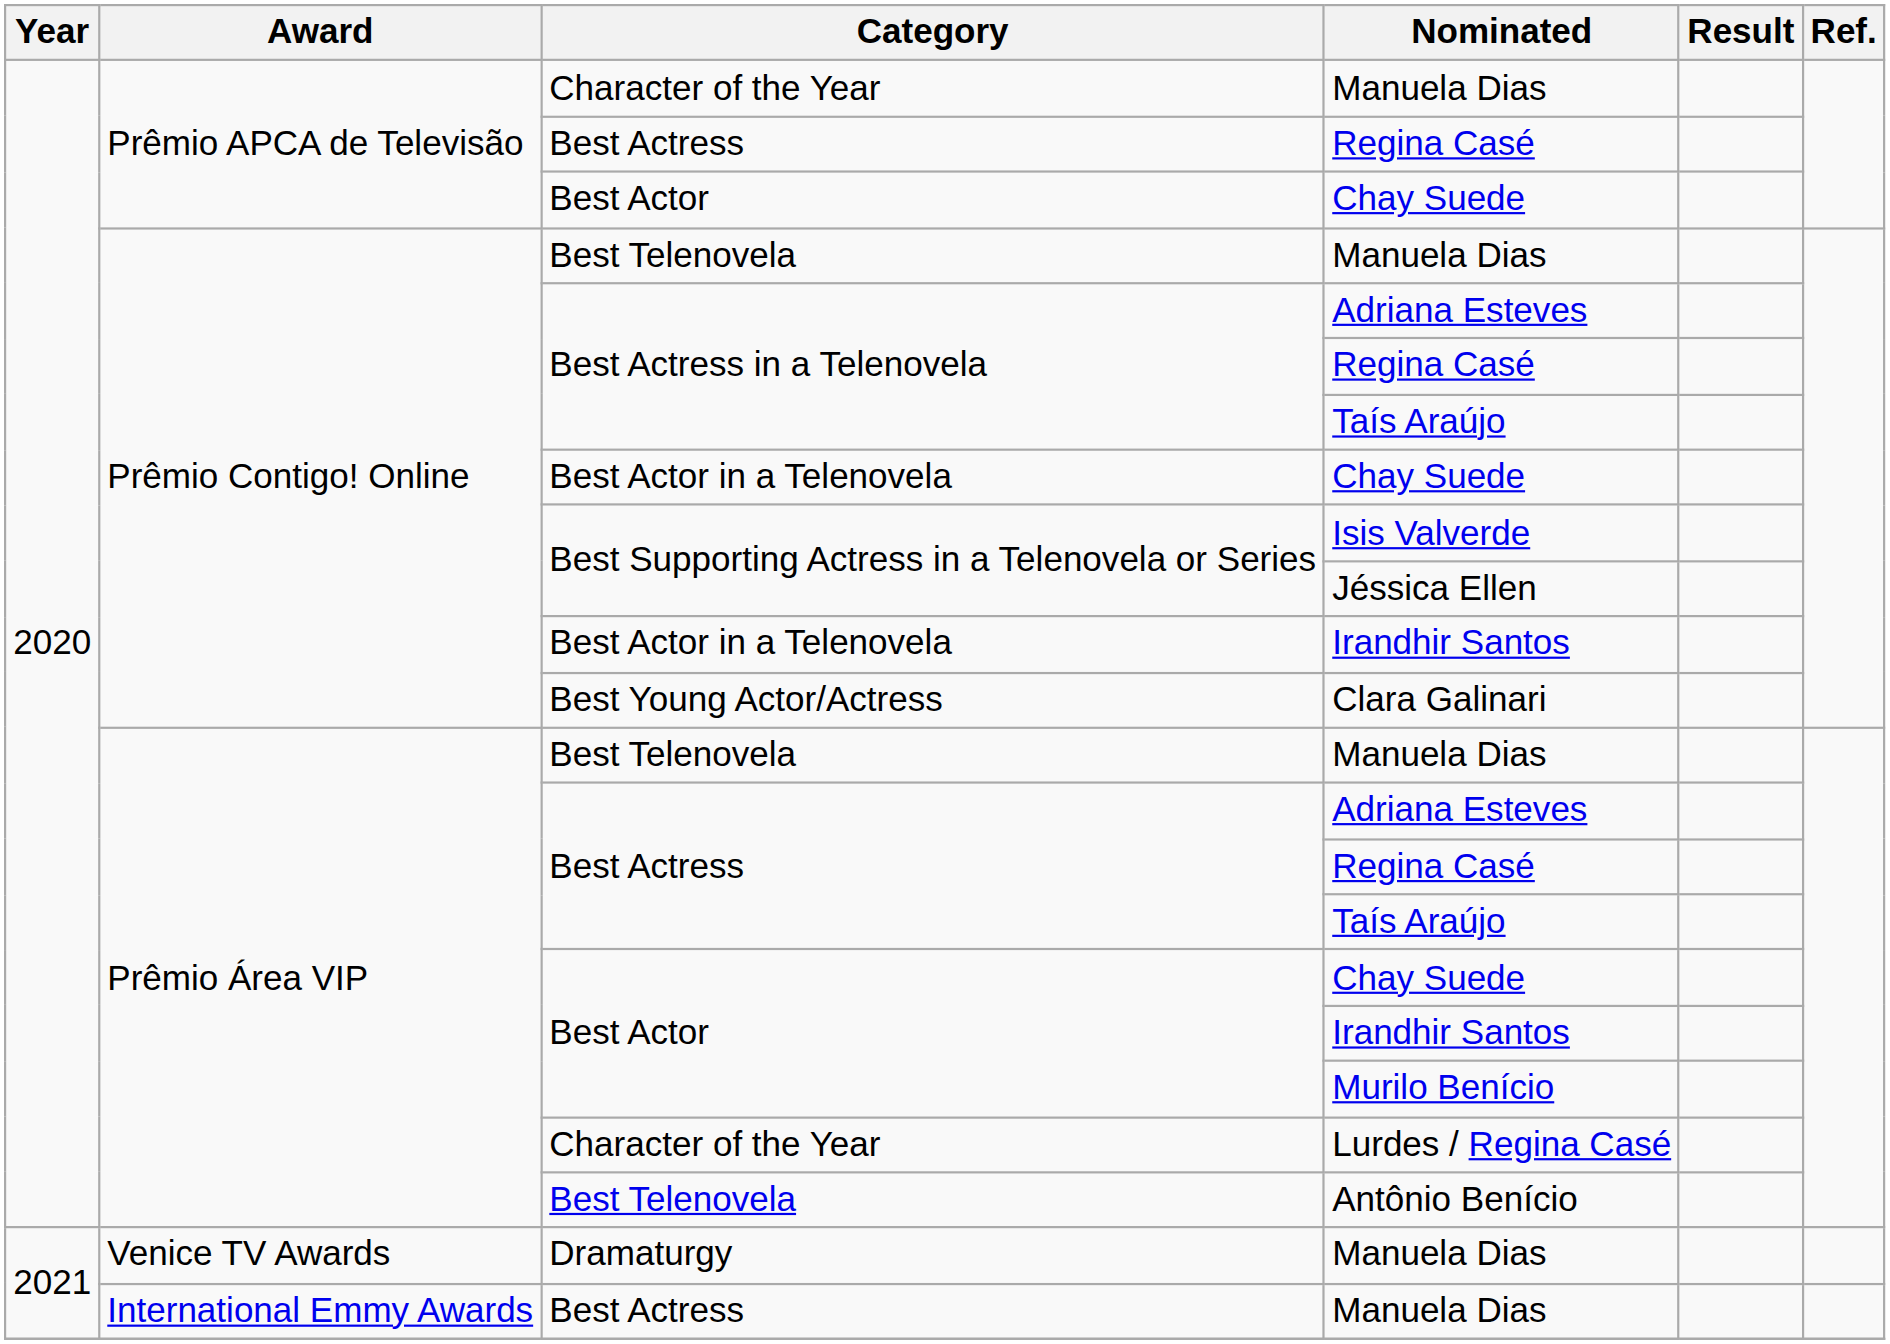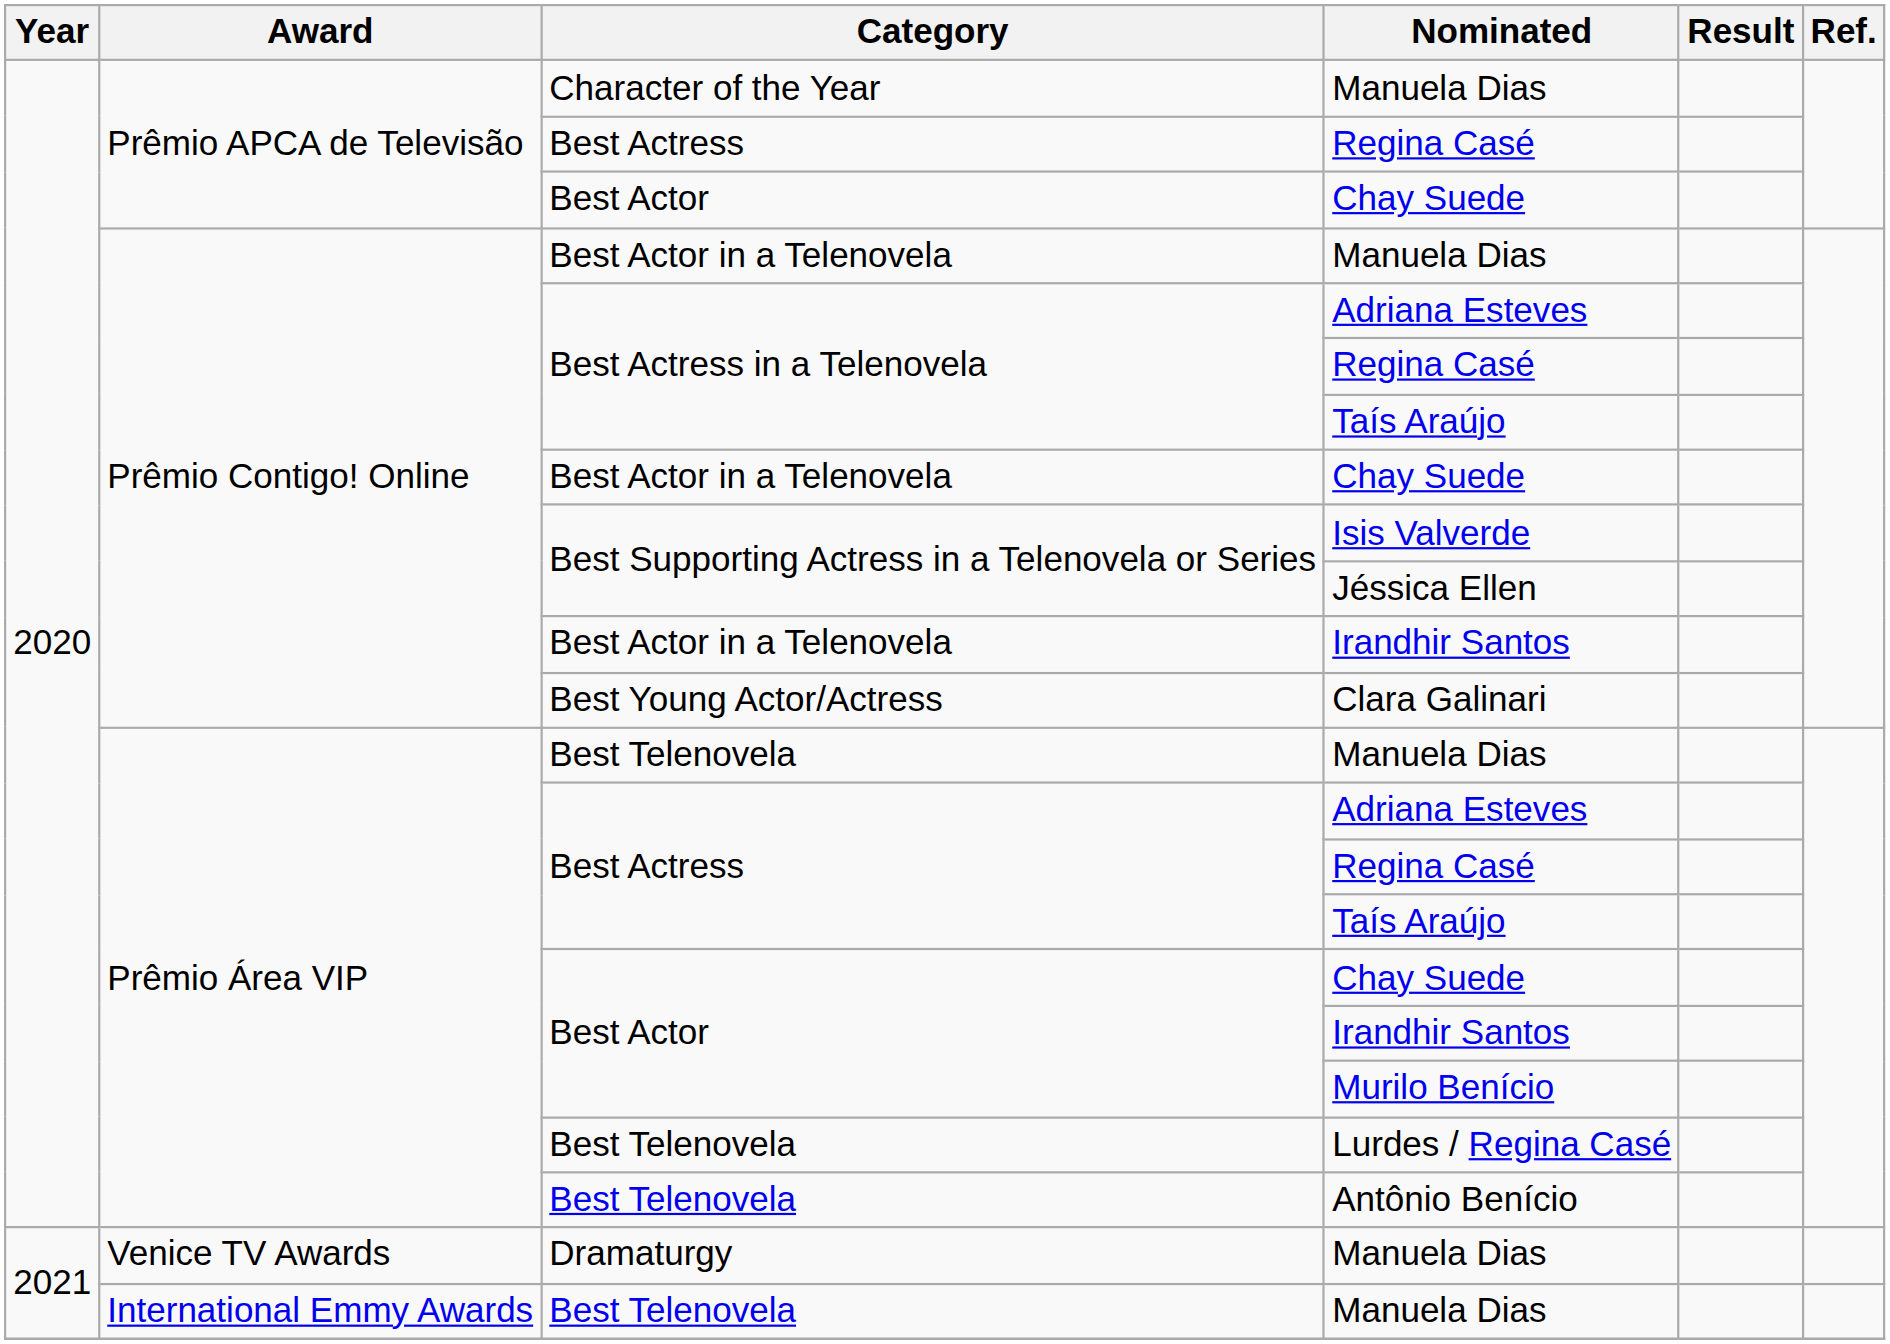(673, 254) Best Telenovela -> (751, 254) Best Actor in a Telenovela
(715, 1143) Character of the Year -> (673, 1143) Best Telenovela
(647, 1310) Best Actress -> (673, 1310) Best Telenovela
